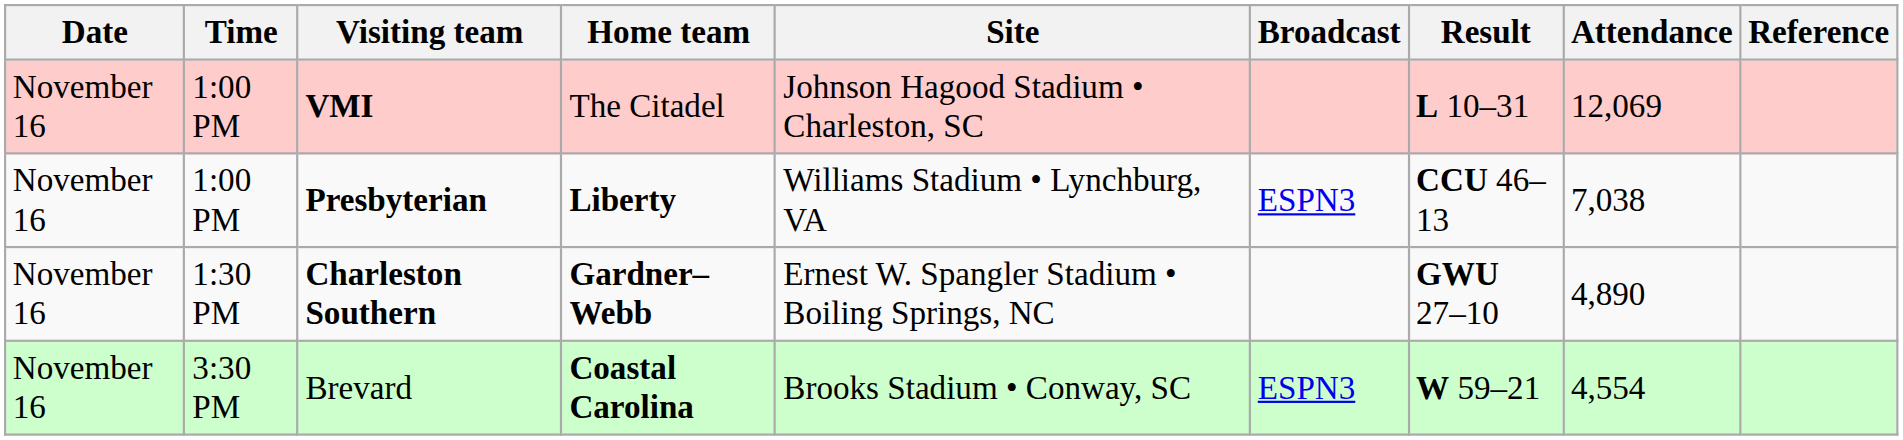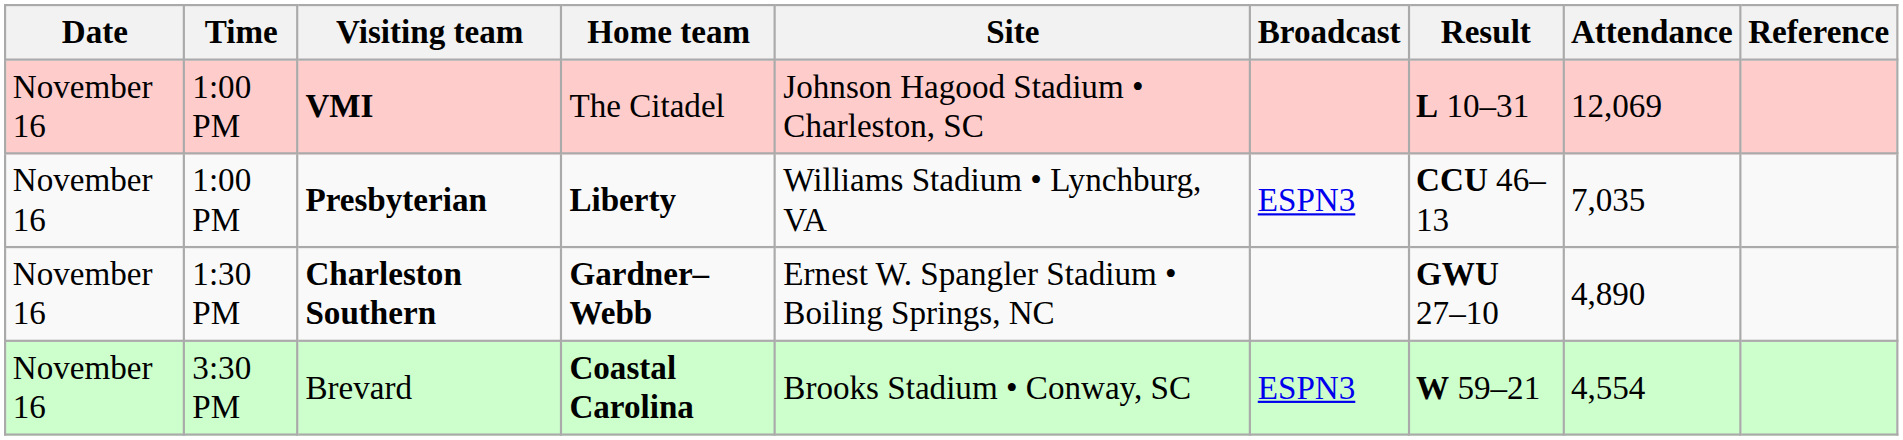(1608, 200) 7,038 -> (1608, 200) 7,035
